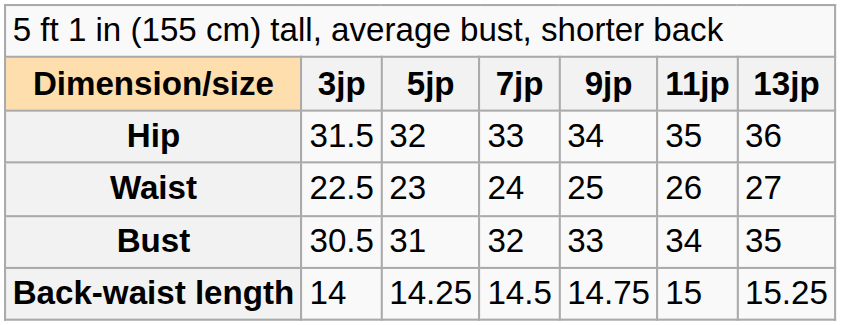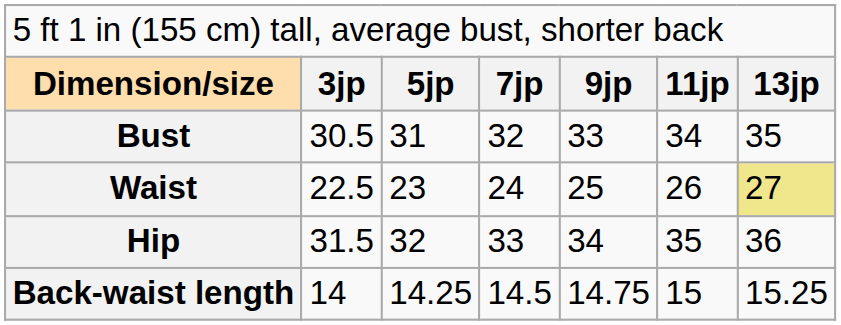rows swapped: (153, 240) <-> (153, 135)
(763, 188) no background -> (763, 188) khaki background
